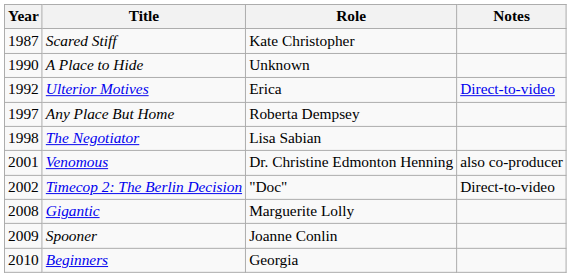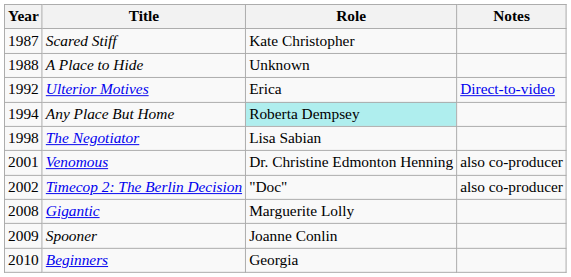(23, 65) 1990 -> (23, 65) 1988
(23, 114) 1997 -> (23, 114) 1994
(304, 114) no background -> (304, 114) paleturquoise background
(508, 187) Direct-to-video -> (512, 187) also co-producer
